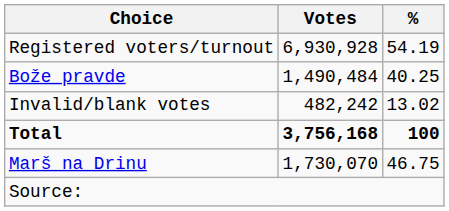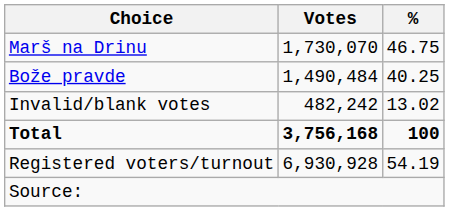rows swapped: (78, 163) <-> (142, 48)
